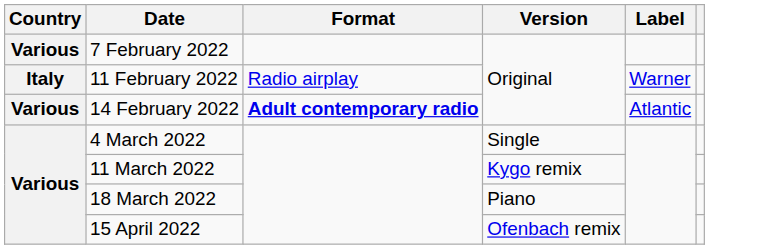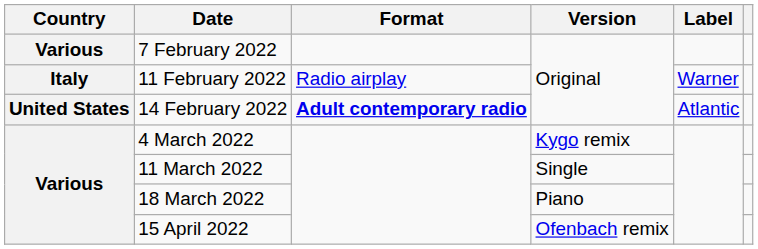(45, 109) Various -> (69, 109) United States
(513, 139) Single -> (583, 139) Kygo remix
(534, 169) Kygo remix -> (562, 169) Single
